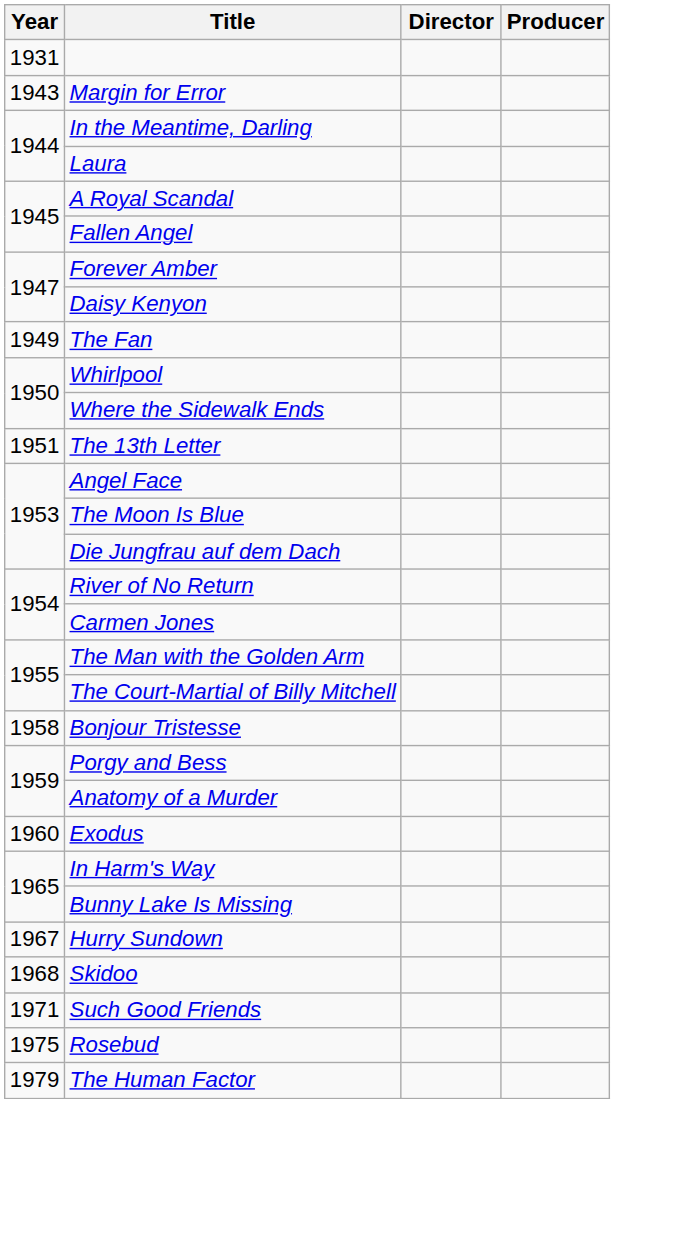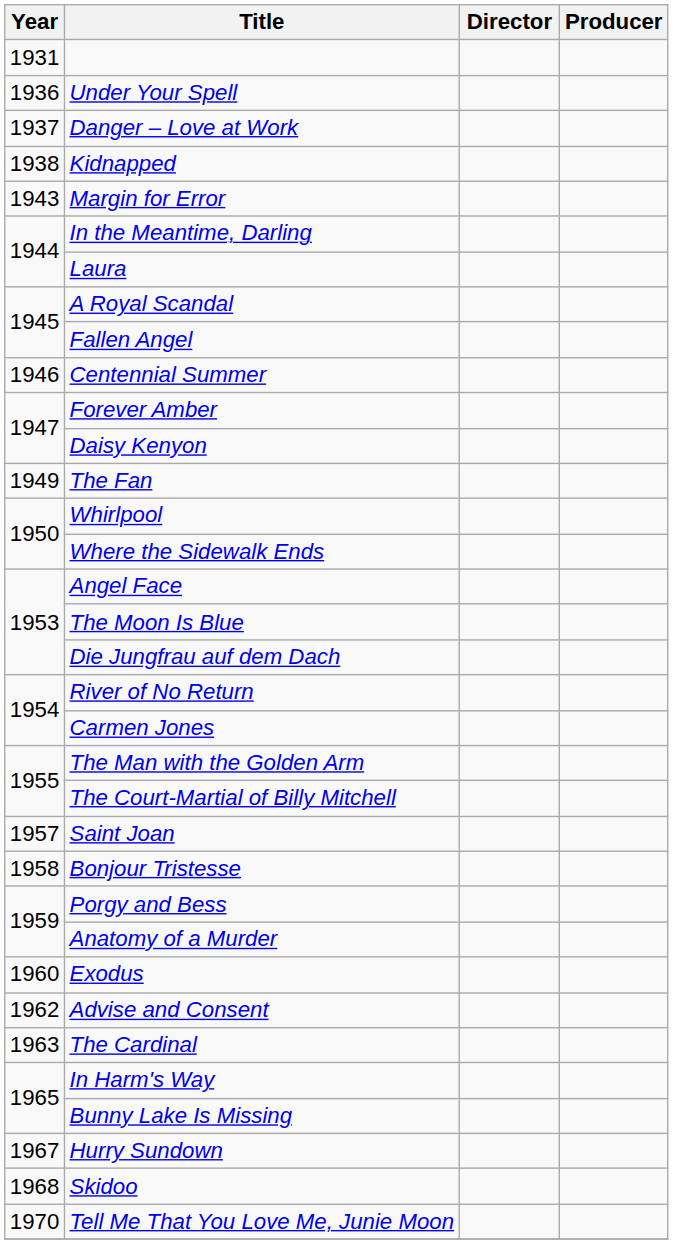+ row: (35, 92)
+ row: (35, 127)
+ row: (35, 163)
+ row: (35, 374)
- row: (35, 445)
+ row: (35, 833)
+ row: (35, 1009)
+ row: (35, 1045)
+ row: (35, 1221)
- row: (35, 1009)
- row: (35, 1045)
- row: (35, 1080)
